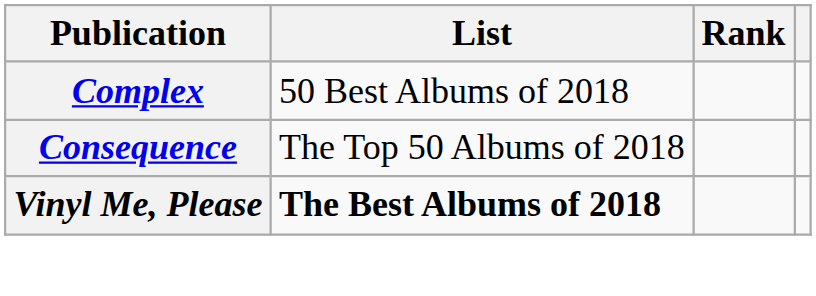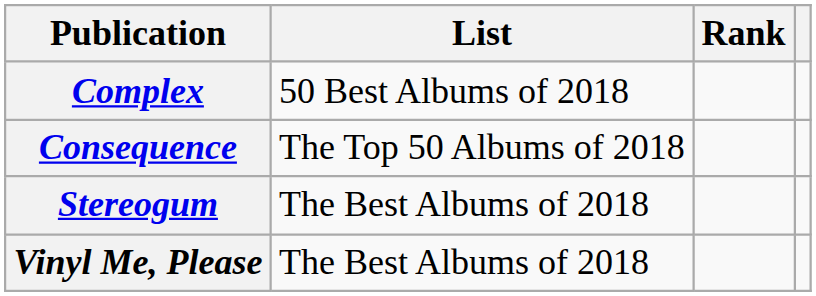+ row: (138, 204)
(470, 204) bold -> (464, 261) normal
